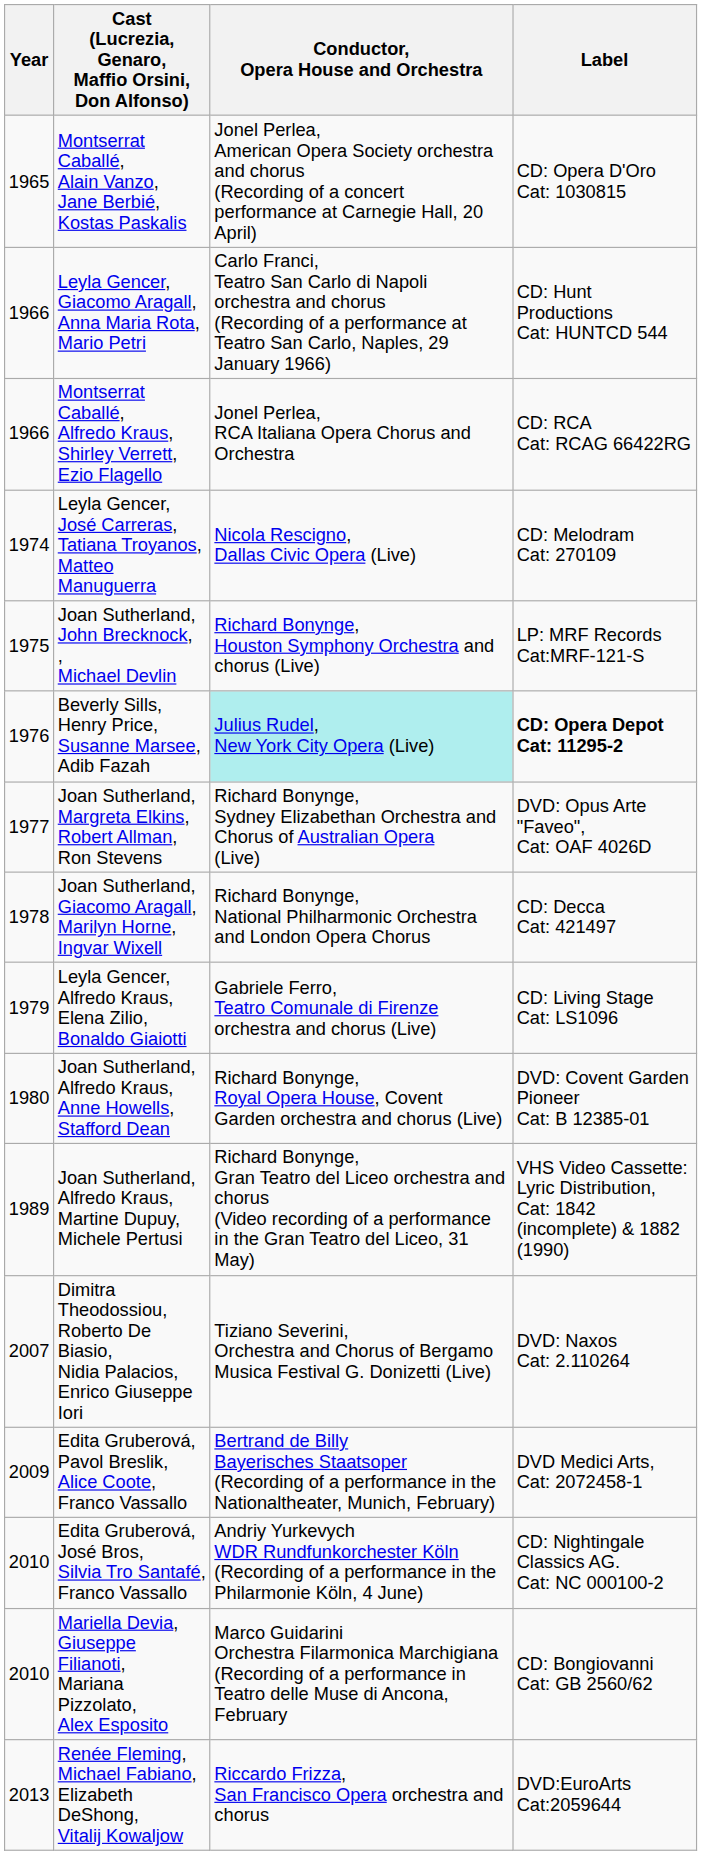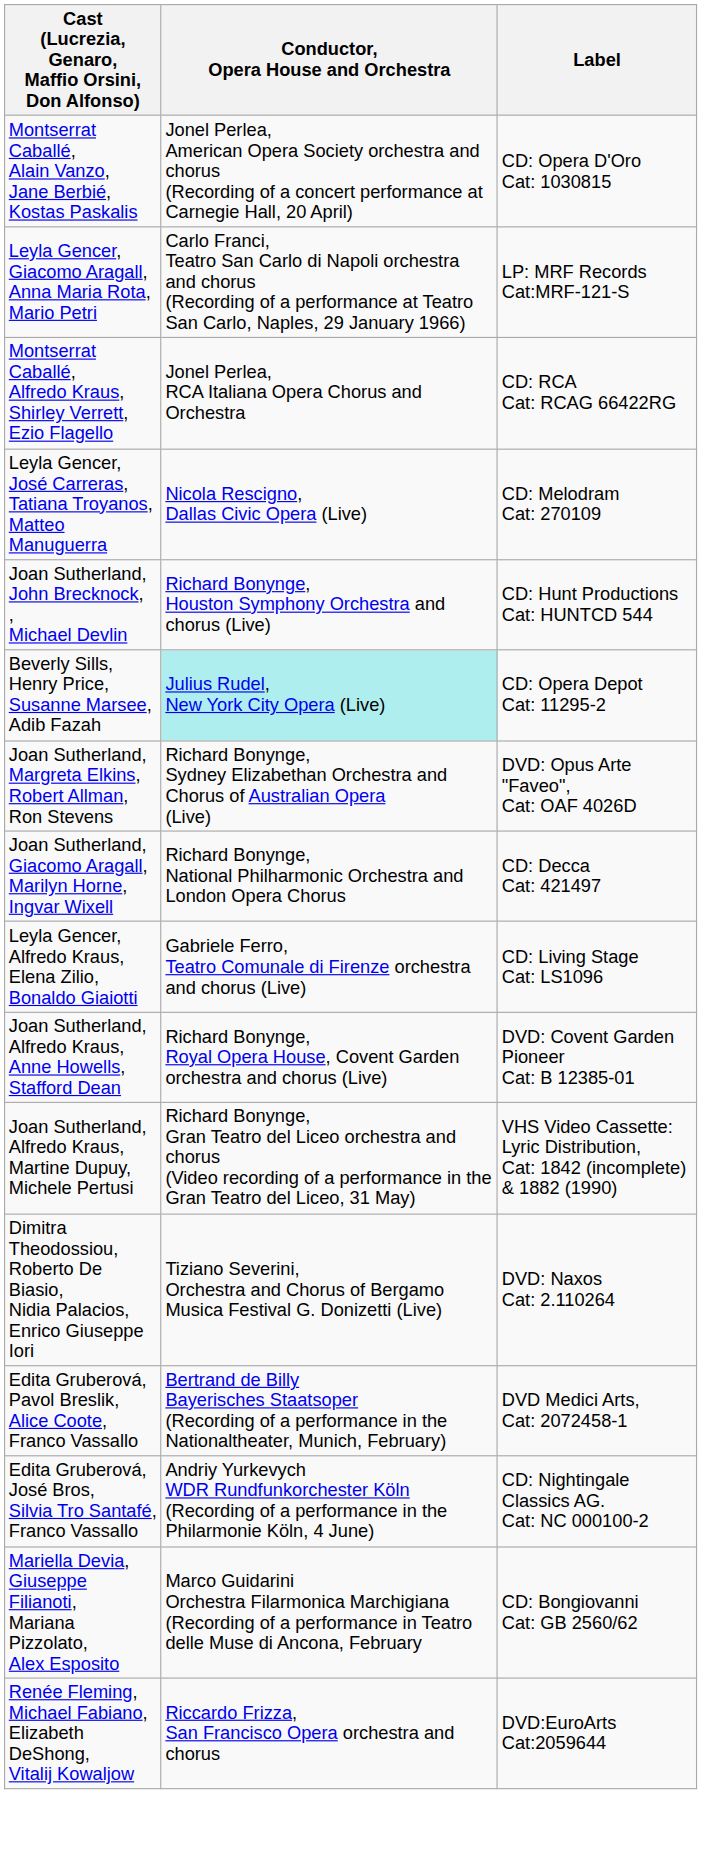- column: (29, 60)
(592, 312) CD: Hunt Productions Cat: HUNTCD 544 -> (574, 282) LP: MRF Records Cat:MRF-121-S
(589, 645) LP: MRF Records Cat:MRF-121-S -> (590, 604) CD: Hunt Productions Cat: HUNTCD 544
(590, 736) bold -> (572, 695) normal
